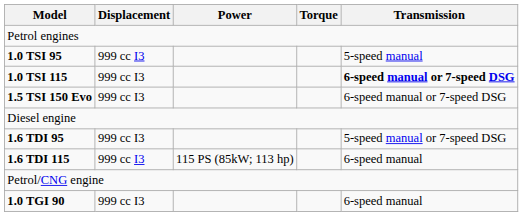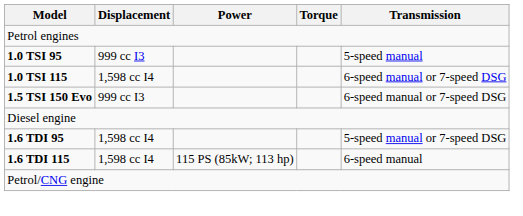(121, 77) 999 cc I3 -> (126, 77) 1,598 cc I4
(429, 77) bold -> (425, 77) normal
(121, 139) 999 cc I3 -> (126, 139) 1,598 cc I4
(121, 159) 999 cc I3 -> (126, 159) 1,598 cc I4
- row: (36, 201)
